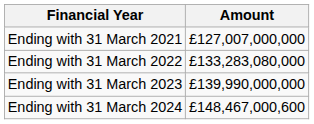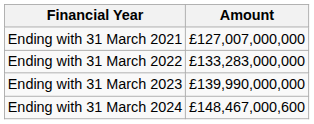(247, 61) £133,283,080,000 -> (247, 61) £133,283,000,000
